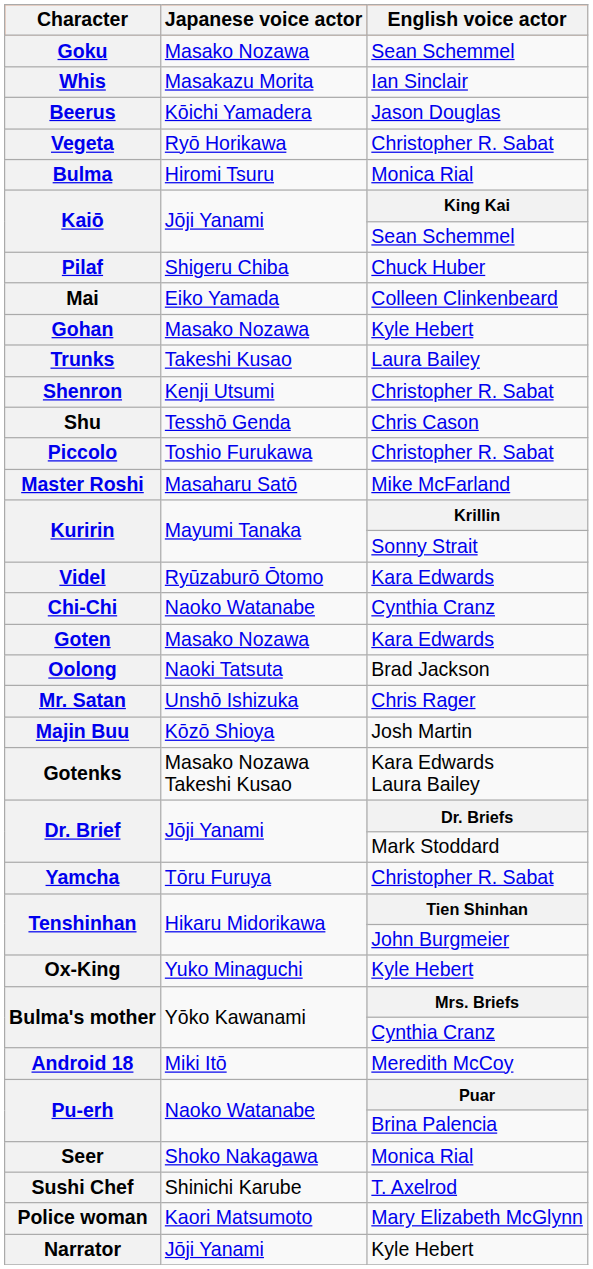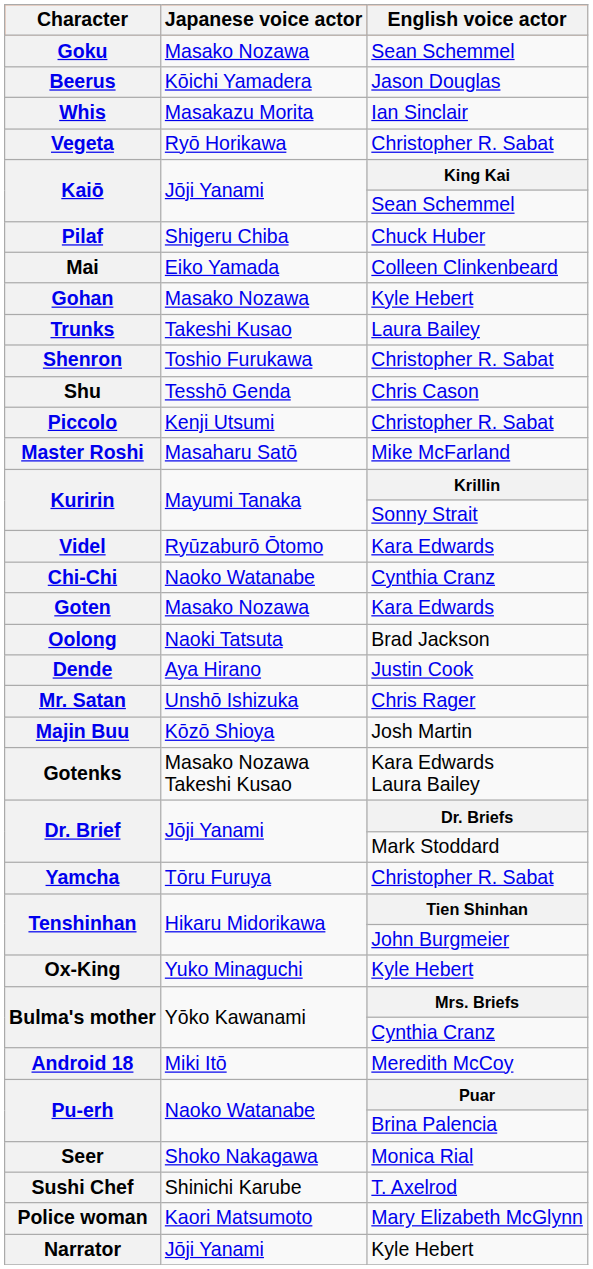rows swapped: (82, 112) <-> (82, 81)
- row: (82, 174)
(220, 391) Kenji Utsumi -> (239, 360) Toshio Furukawa
(239, 453) Toshio Furukawa -> (220, 422) Kenji Utsumi
+ row: (82, 670)
